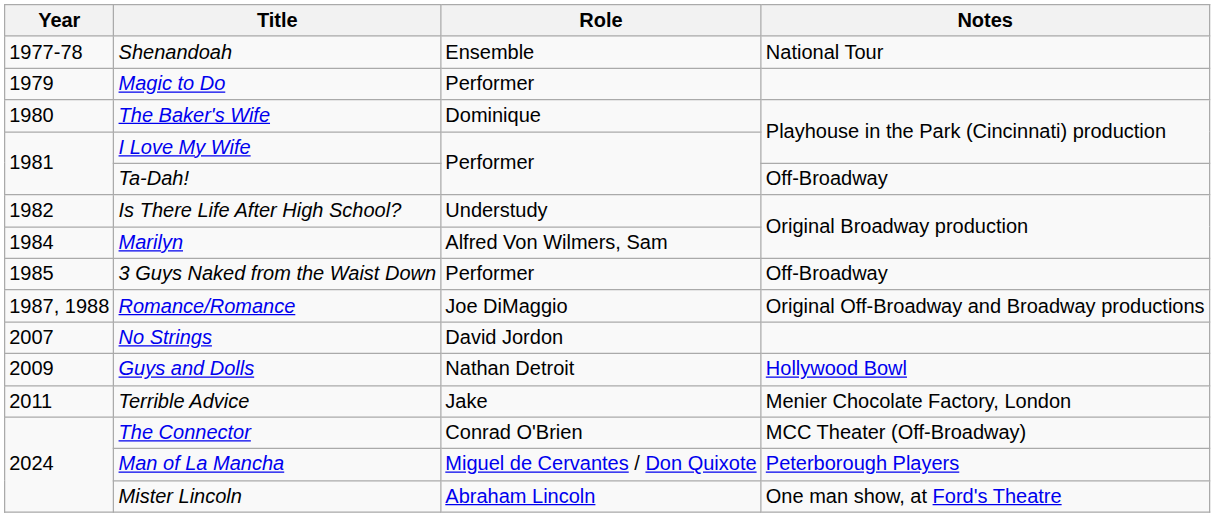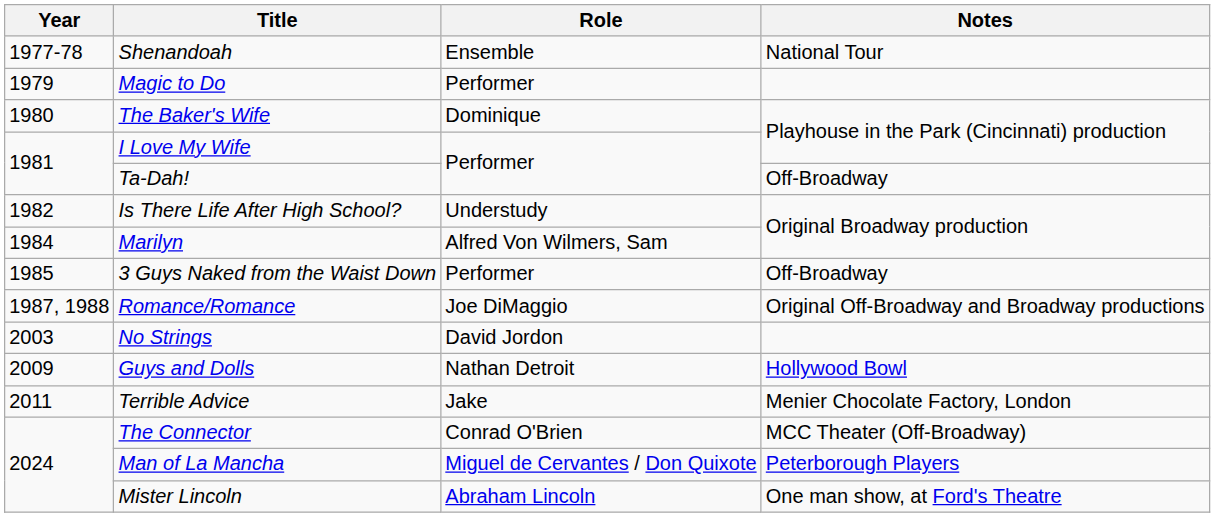(31, 337) 2007 -> (31, 337) 2003
